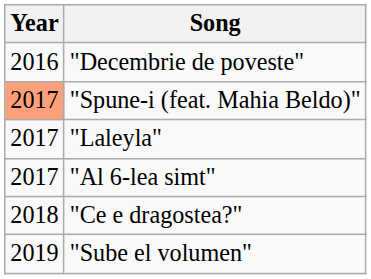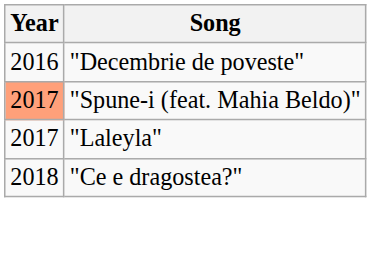- row: (143, 176)
- row: (161, 253)
